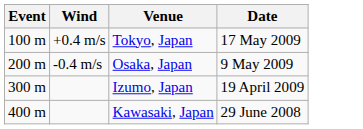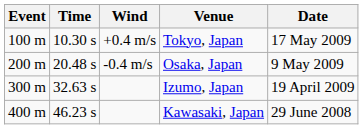+ column: (75, 16)
